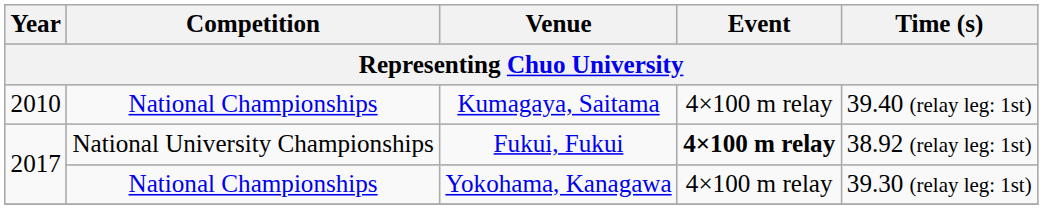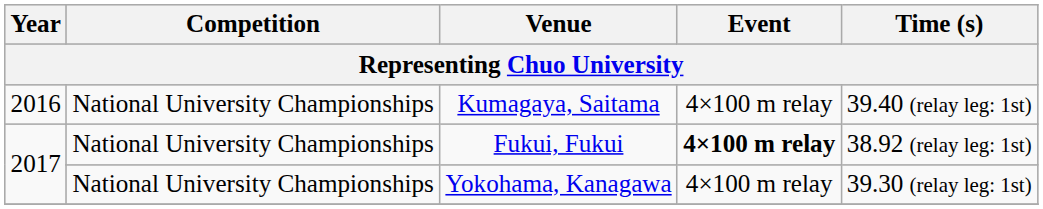(36, 104) 2010 -> (36, 104) 2016
(253, 104) National Championships -> (253, 104) National University Championships
(253, 183) National Championships -> (253, 183) National University Championships
